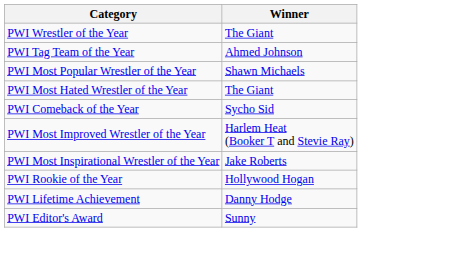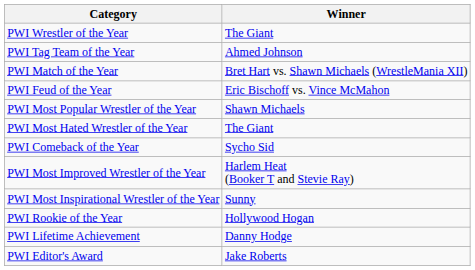+ row: (63, 71)
+ row: (59, 90)
(256, 160) Jake Roberts -> (240, 198) Sunny
(240, 217) Sunny -> (256, 255) Jake Roberts
